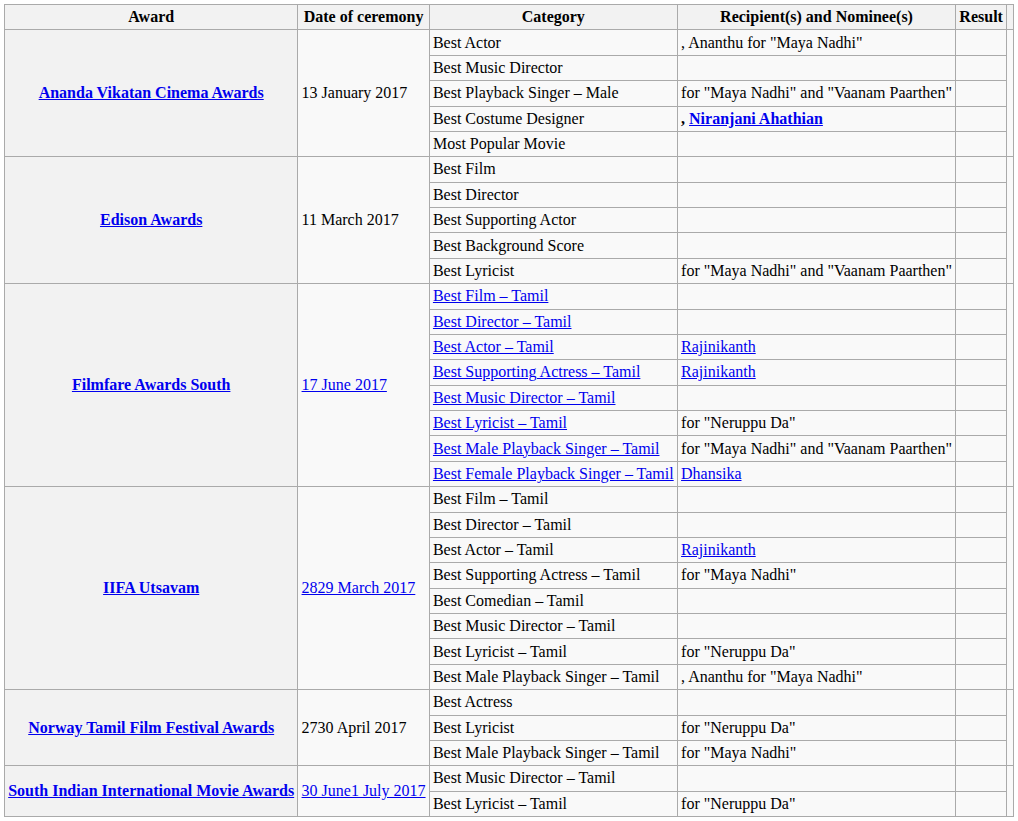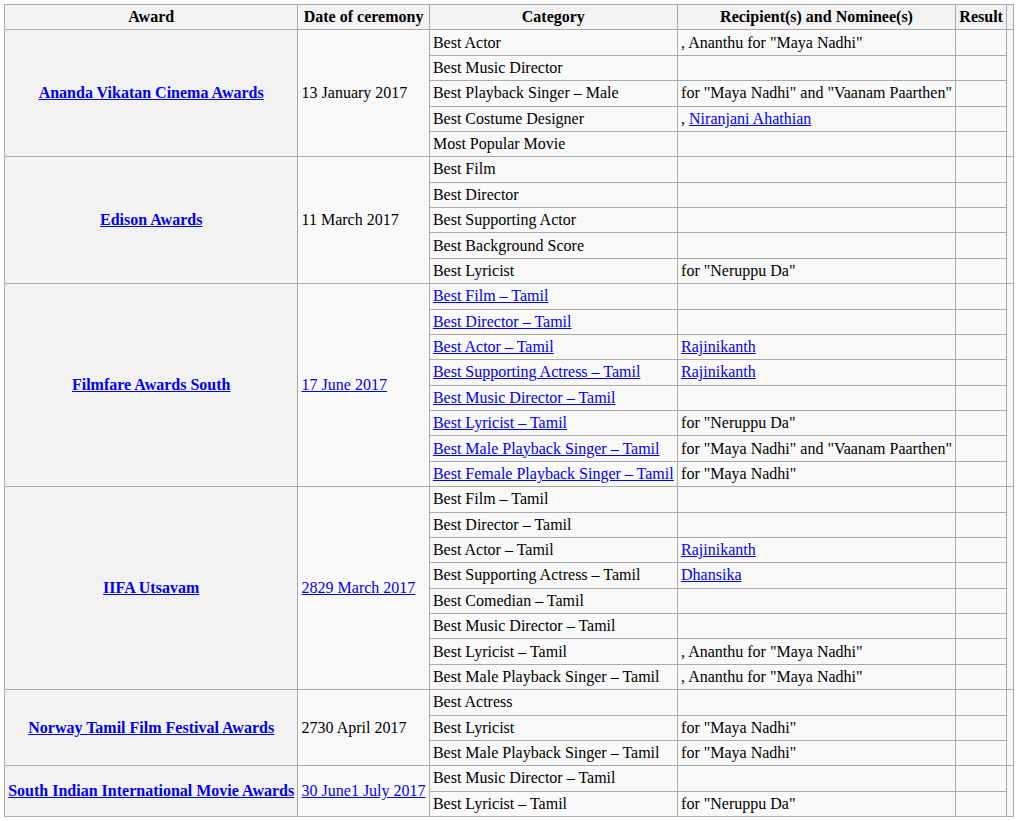(752, 118) bold -> (746, 118) normal
(817, 270) for "Maya Nadhi" and "Vaanam Paarthen" -> (738, 270) for "Neruppu Da"
(711, 473) Dhansika -> (739, 473) for "Maya Nadhi"
(739, 575) for "Maya Nadhi" -> (711, 575) Dhansika
(738, 651) for "Neruppu Da" -> (772, 651) , Ananthu for "Maya Nadhi"
(738, 727) for "Neruppu Da" -> (739, 727) for "Maya Nadhi"
